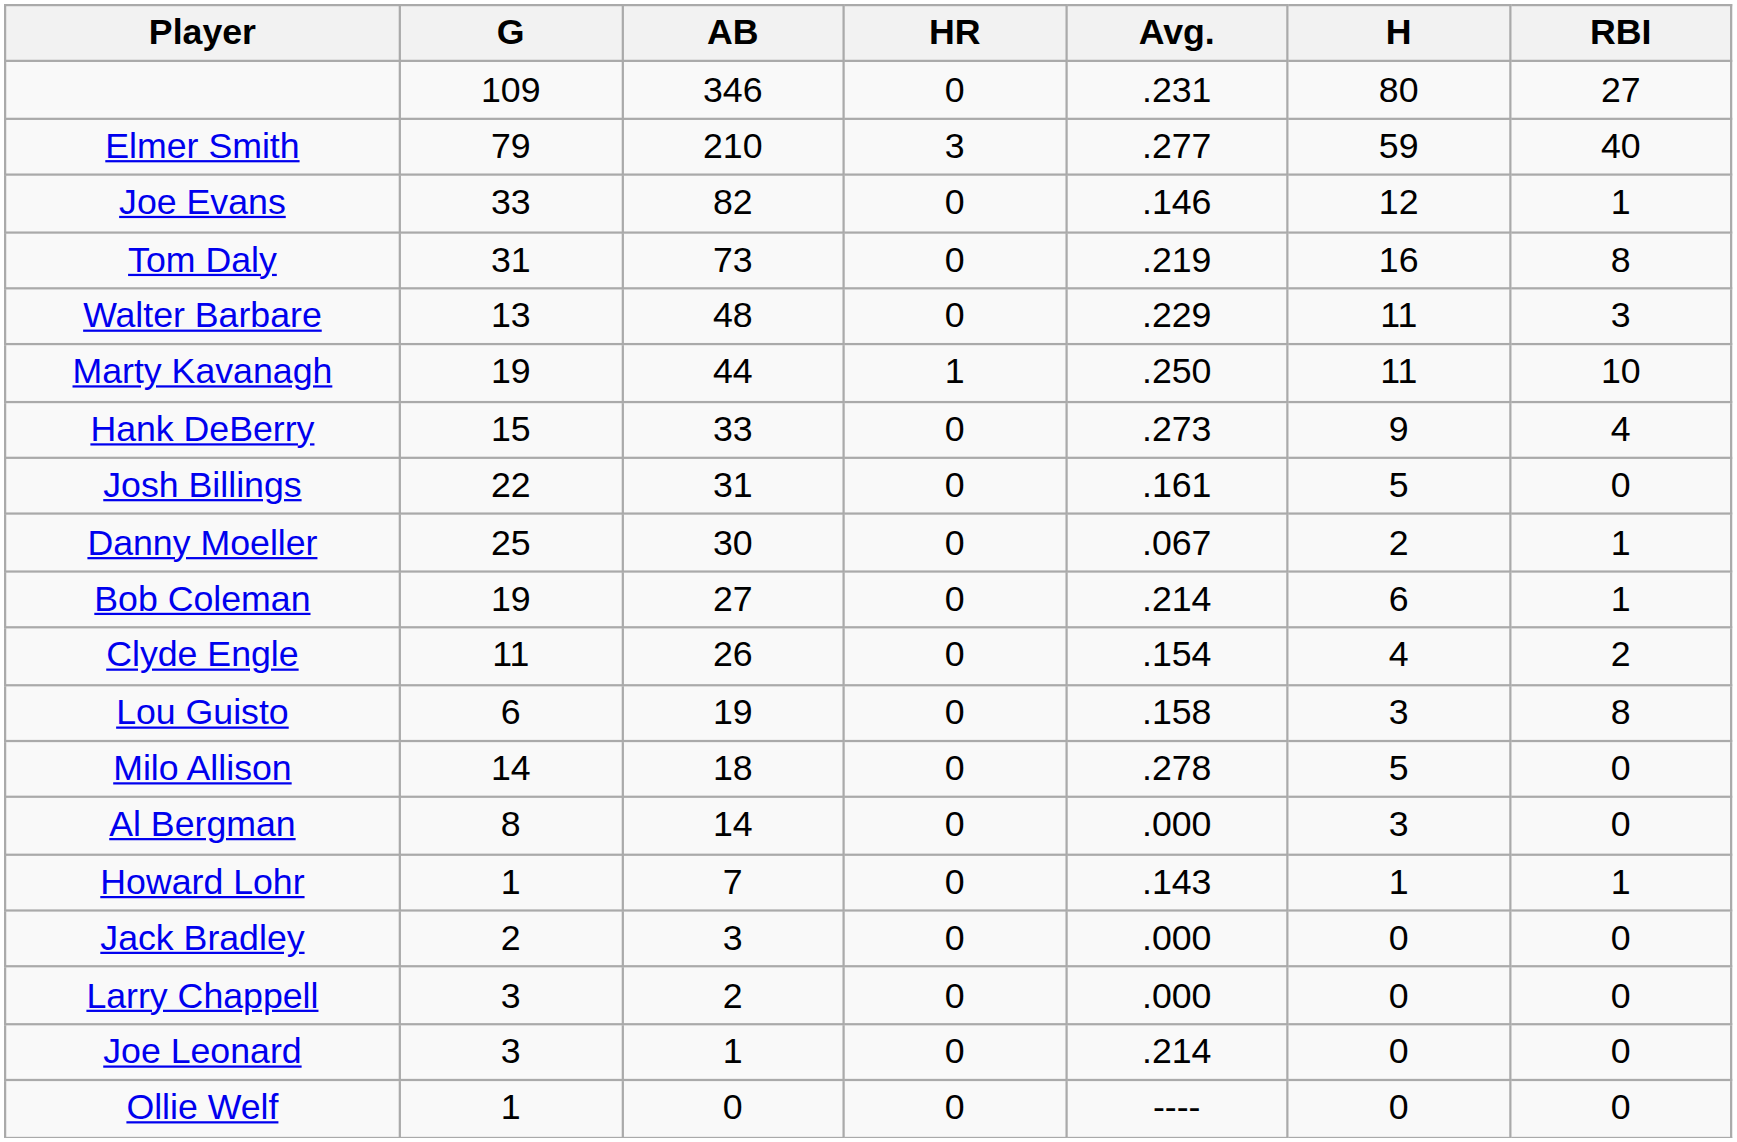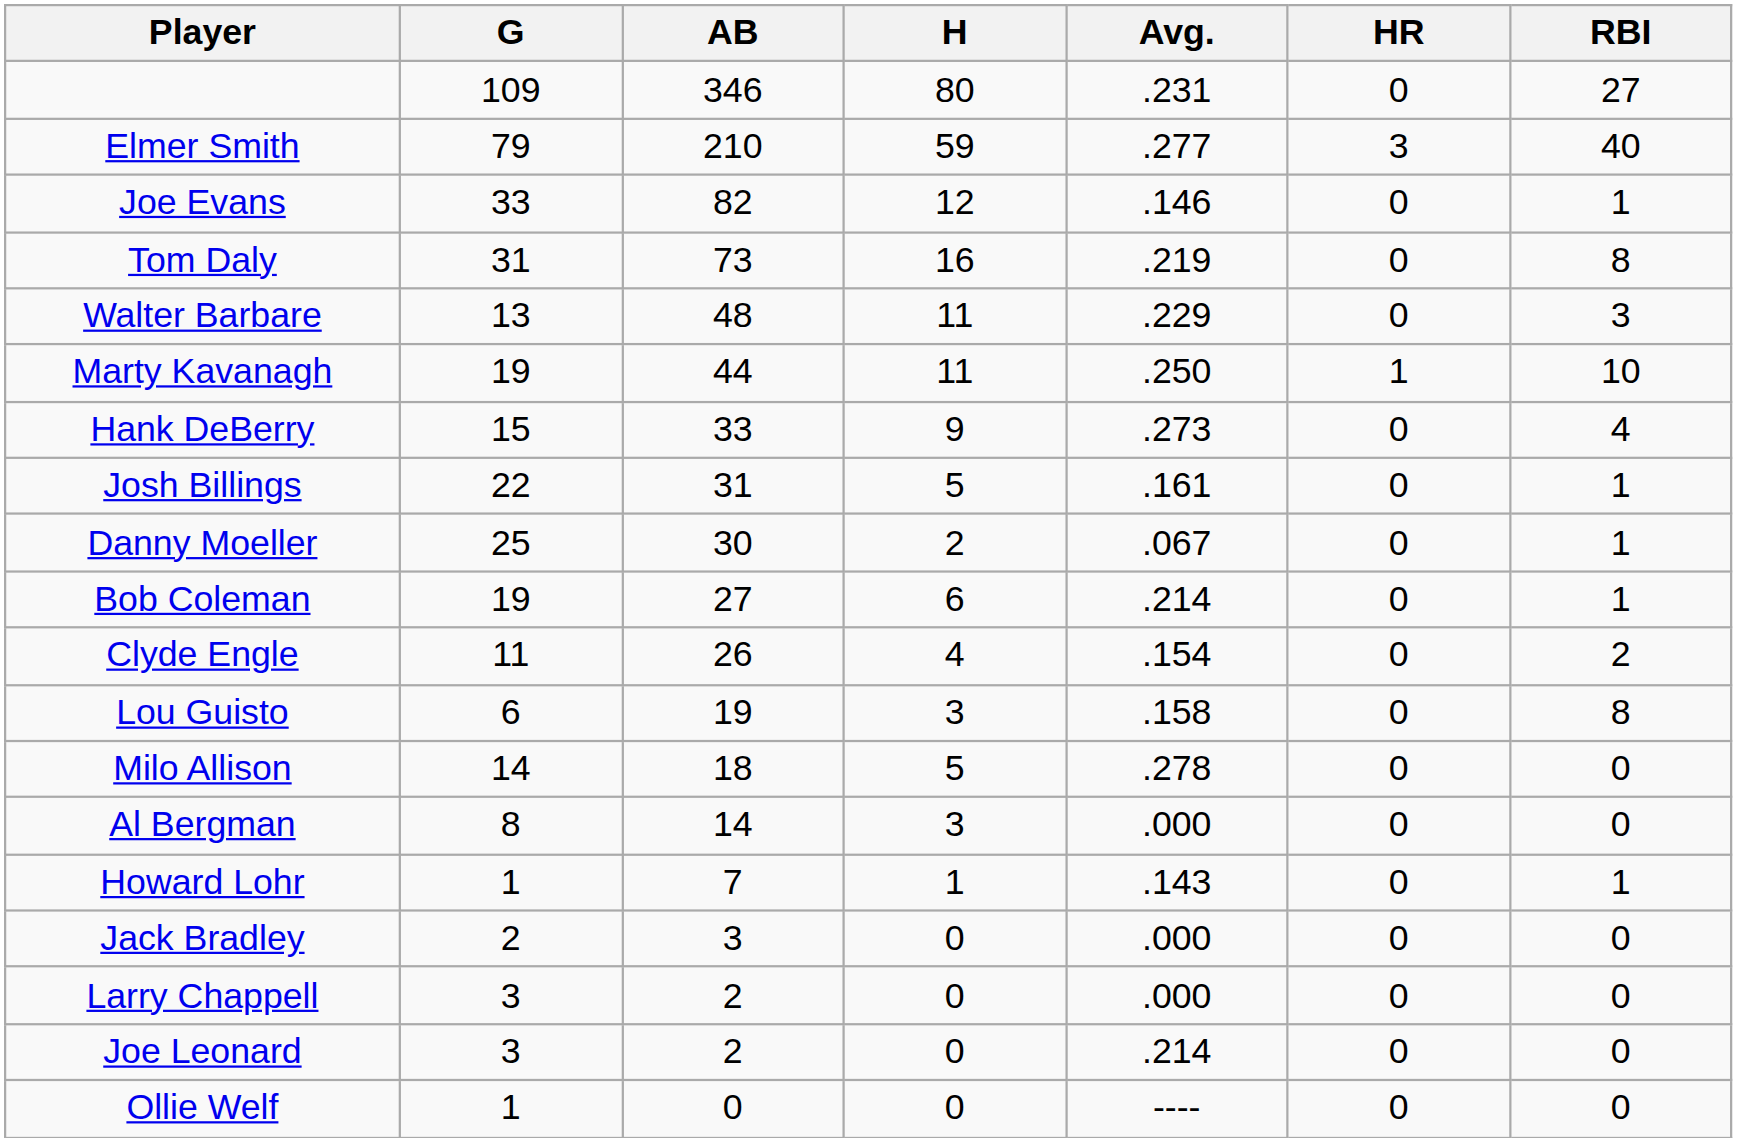columns swapped: (1399, 32) <-> (955, 32)
(1621, 485) 0 -> (1621, 485) 1
(733, 1051) 1 -> (733, 1051) 2
